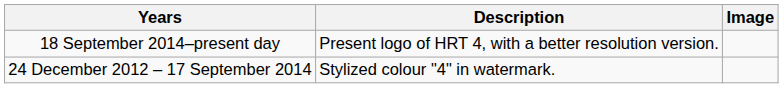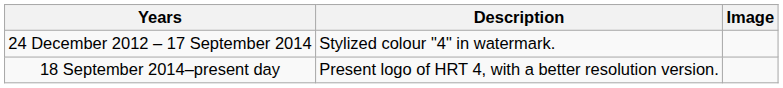rows swapped: (160, 69) <-> (160, 43)
